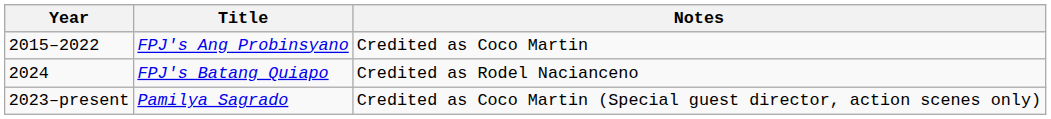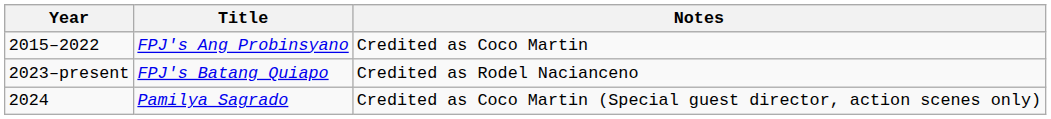(29, 73) 2024 -> (69, 73) 2023–present
(69, 100) 2023–present -> (29, 100) 2024
